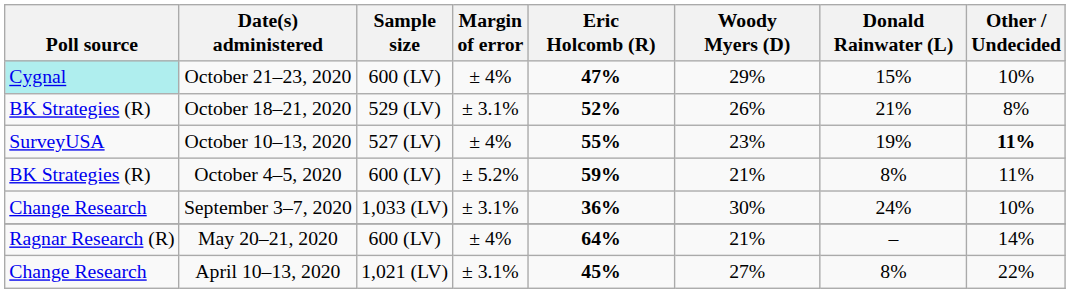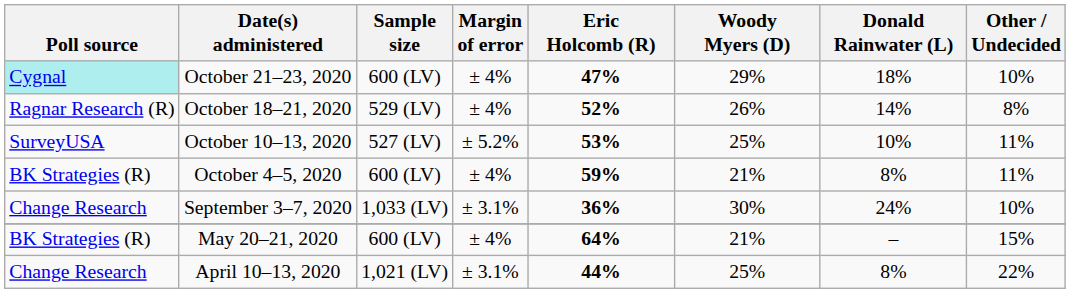(893, 76) 15% -> (893, 76) 18%
(80, 109) BK Strategies (R) -> (92, 109) Ragnar Research (R)
(490, 109) ± 3.1% -> (490, 109) ± 4%
(893, 109) 21% -> (893, 109) 14%
(490, 142) ± 4% -> (490, 142) ± 5.2%
(601, 142) 55% -> (601, 142) 53%
(747, 142) 23% -> (747, 142) 25%
(893, 142) 19% -> (893, 142) 10%
(1016, 142) bold -> (1016, 142) normal
(490, 174) ± 5.2% -> (490, 174) ± 4%
(92, 239) Ragnar Research (R) -> (80, 239) BK Strategies (R)
(1016, 239) 14% -> (1016, 239) 15%
(601, 272) 45% -> (601, 272) 44%
(747, 272) 27% -> (747, 272) 25%
